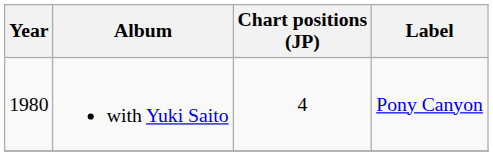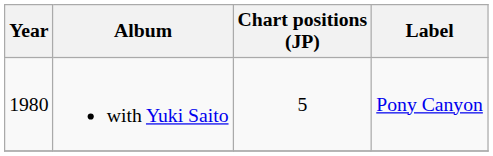(302, 104) 4 -> (302, 104) 5
